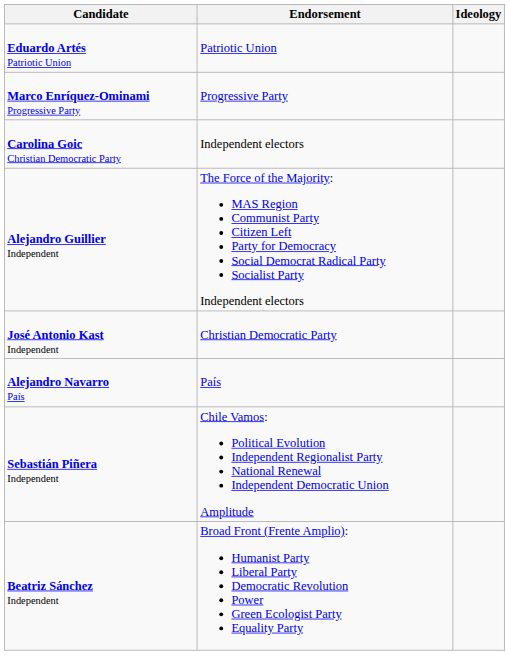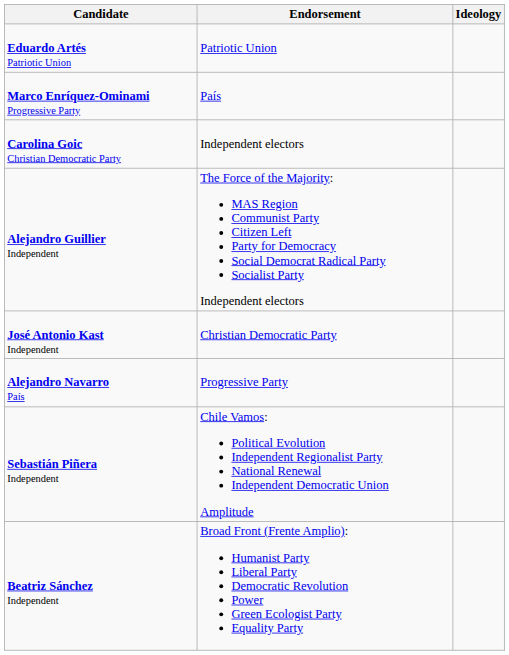(244, 96) Progressive Party -> (211, 96) País
(211, 382) País -> (244, 382) Progressive Party
